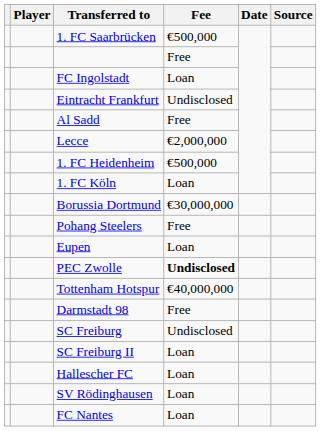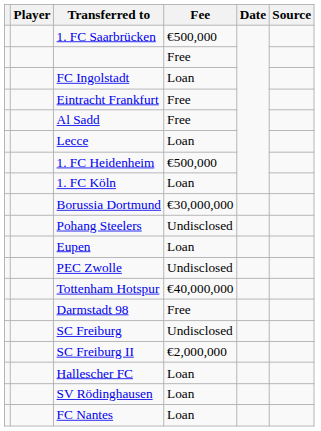(200, 99) Undisclosed -> (179, 99) Free
(197, 141) €2,000,000 -> (181, 141) Loan
(179, 225) Free -> (200, 225) Undisclosed
(201, 267) bold -> (200, 267) normal
(181, 352) Loan -> (197, 352) €2,000,000
